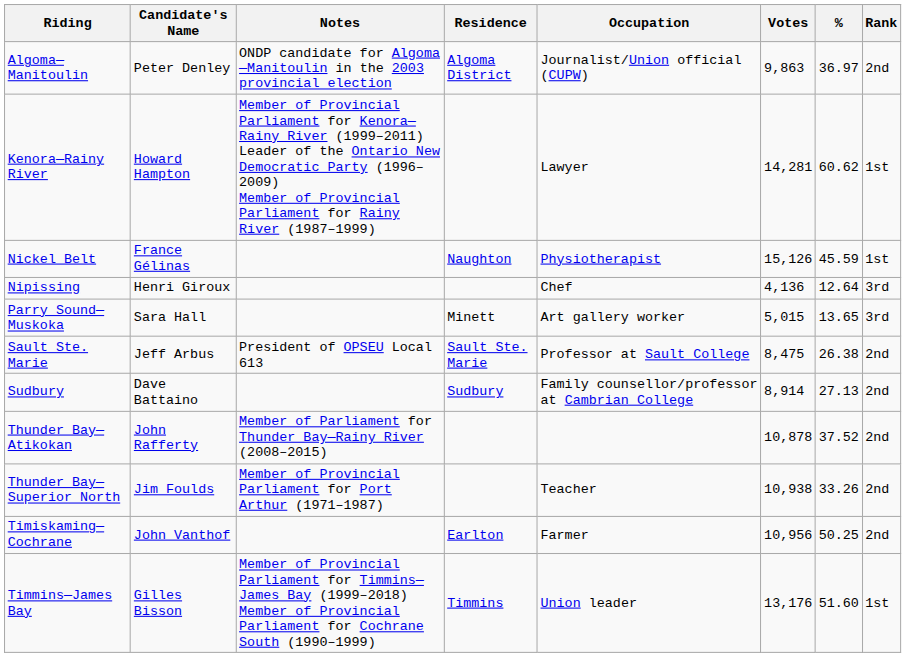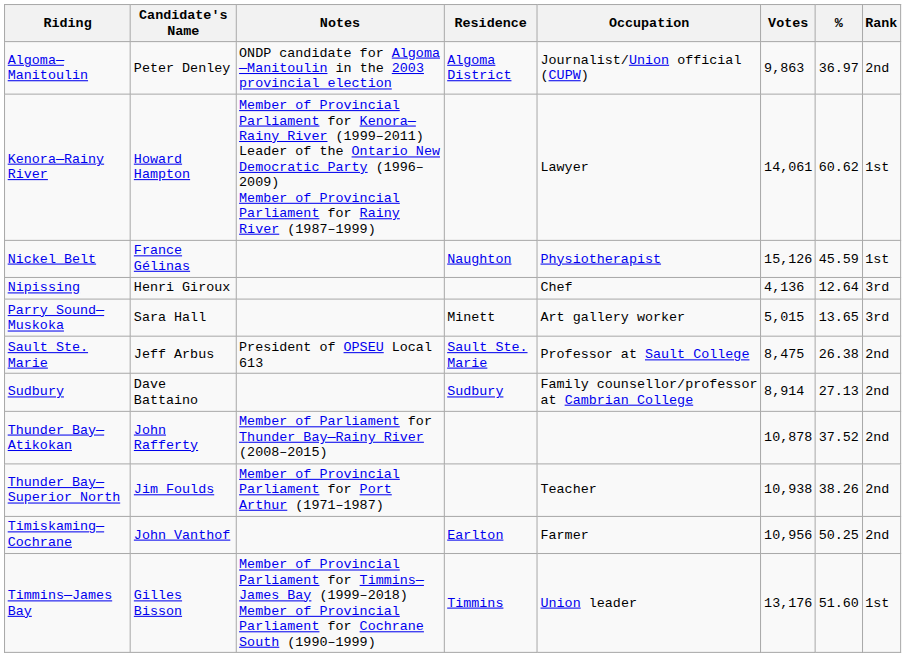(788, 167) 14,281 -> (788, 167) 14,061
(839, 490) 33.26 -> (839, 490) 38.26
